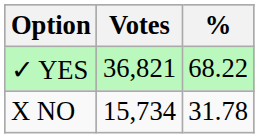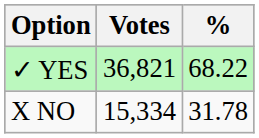(139, 111) 15,734 -> (139, 111) 15,334
